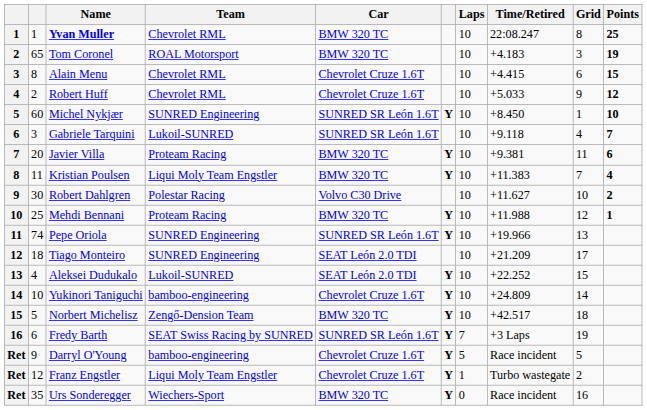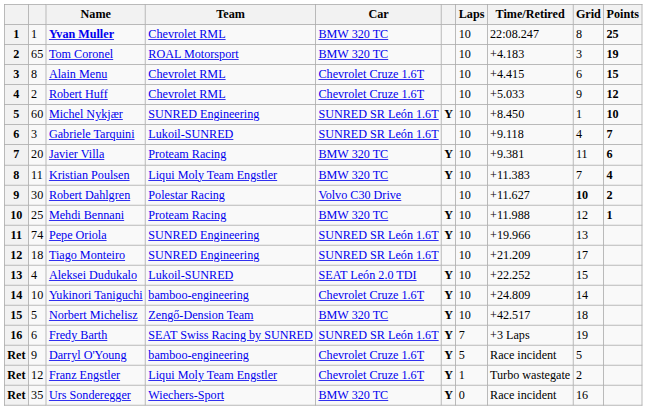(582, 195) normal -> (582, 195) bold
(368, 255) SEAT León 2.0 TDI -> (379, 255) SUNRED SR León 1.6T
